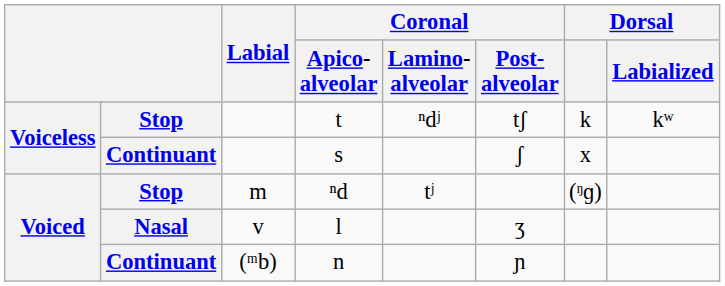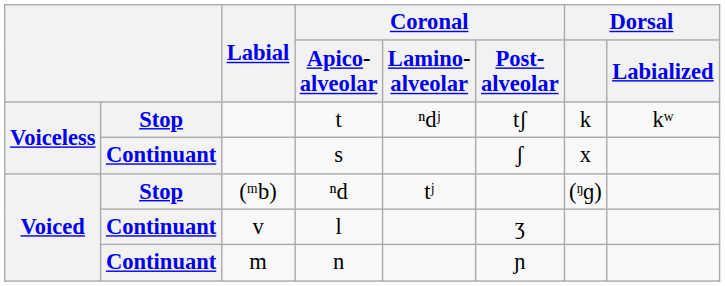(258, 190) m -> (258, 190) (ᵐb)
(161, 226) Nasal -> (161, 226) Continuant
(258, 262) (ᵐb) -> (258, 262) m
